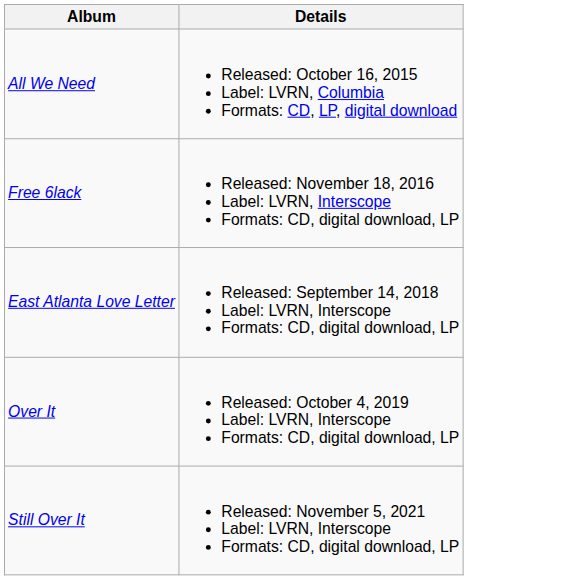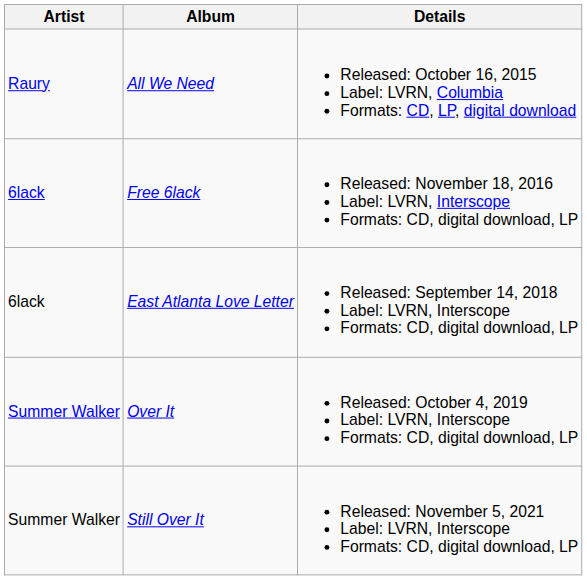+ column: (64, 16)
